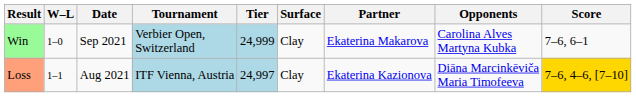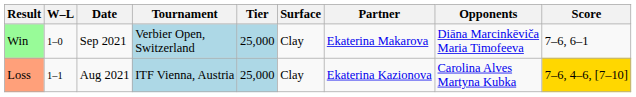(257, 41) 24,999 -> (257, 41) 25,000
(477, 41) Carolina Alves Martyna Kubka -> (488, 41) Diāna Marcinkēviča Maria Timofeeva
(257, 75) 24,997 -> (257, 75) 25,000
(488, 75) Diāna Marcinkēviča Maria Timofeeva -> (477, 75) Carolina Alves Martyna Kubka
